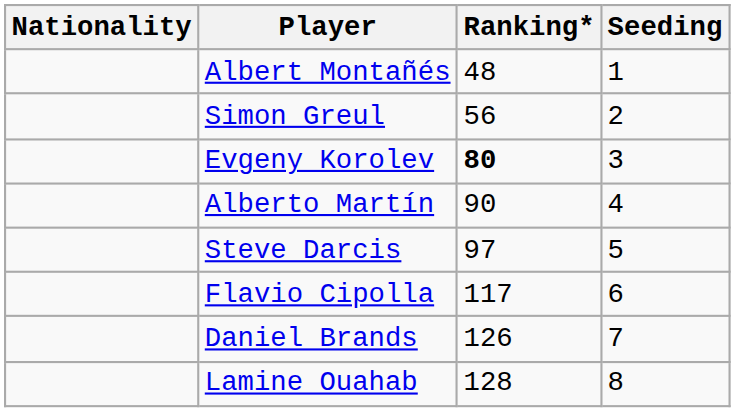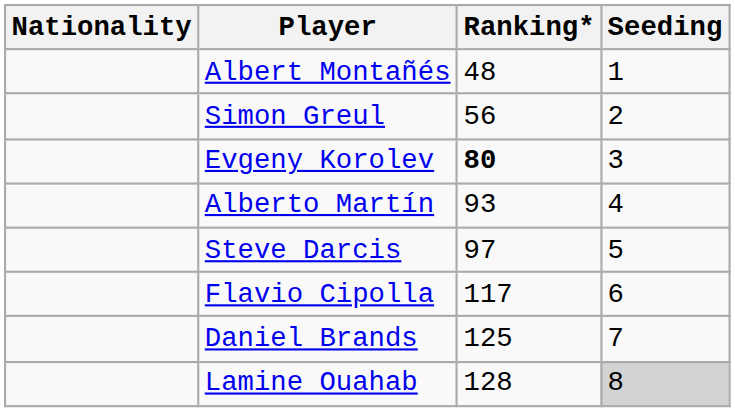(480, 205) 90 -> (480, 205) 93
(488, 339) 126 -> (488, 339) 125
(616, 383) no background -> (616, 383) lightgrey background
